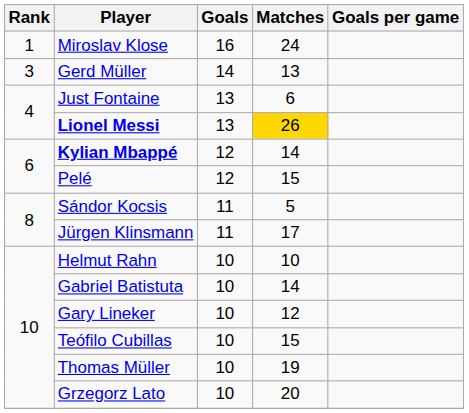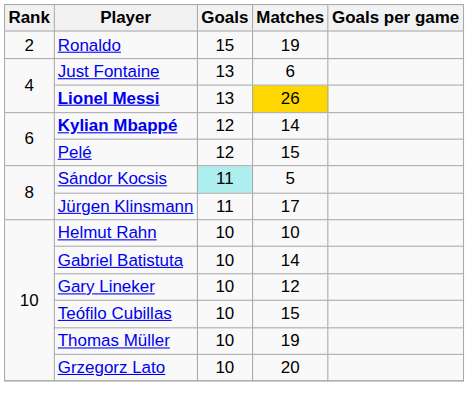- row: (113, 44)
+ row: (89, 44)
- row: (102, 71)
(225, 206) no background -> (225, 179) paleturquoise background
